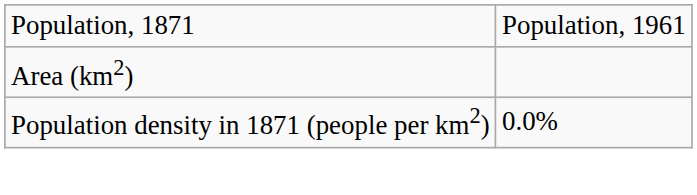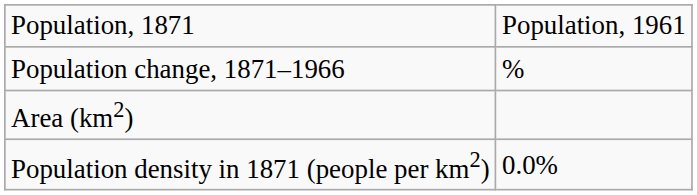+ row: (178, 68)
